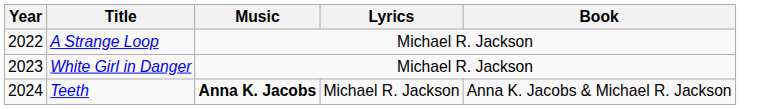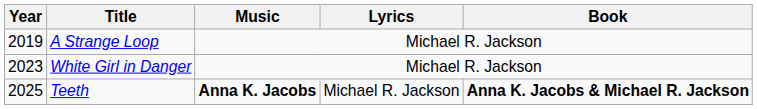(26, 41) 2022 -> (26, 41) 2019
(26, 91) 2024 -> (26, 91) 2025
(599, 91) normal -> (608, 91) bold
